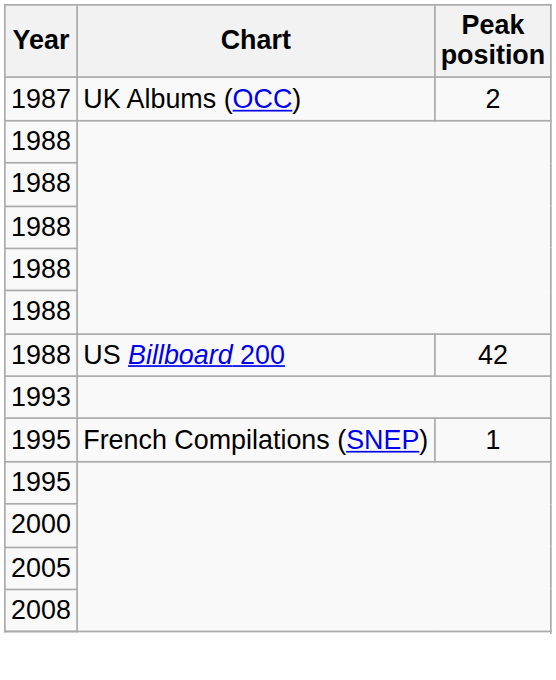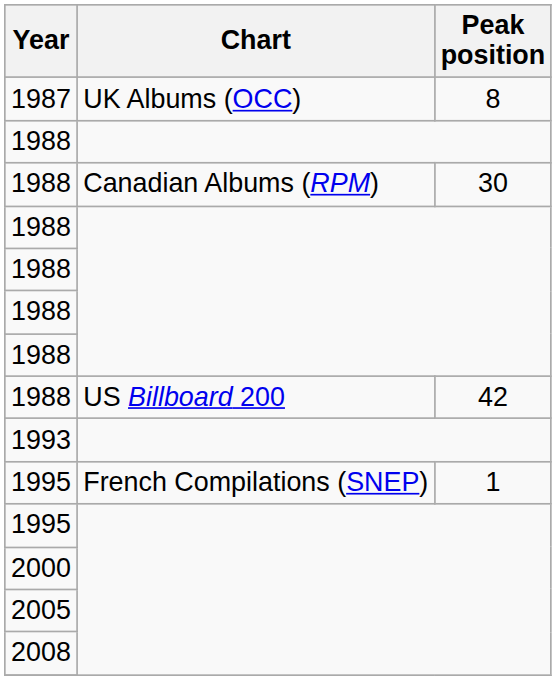(493, 98) 2 -> (493, 98) 8
+ row: (41, 183)
